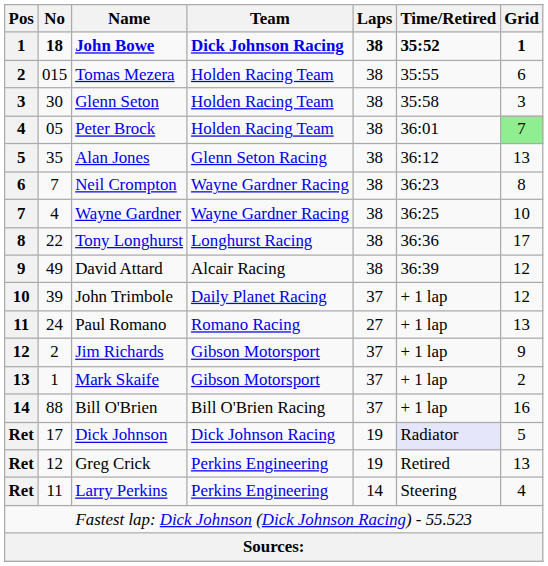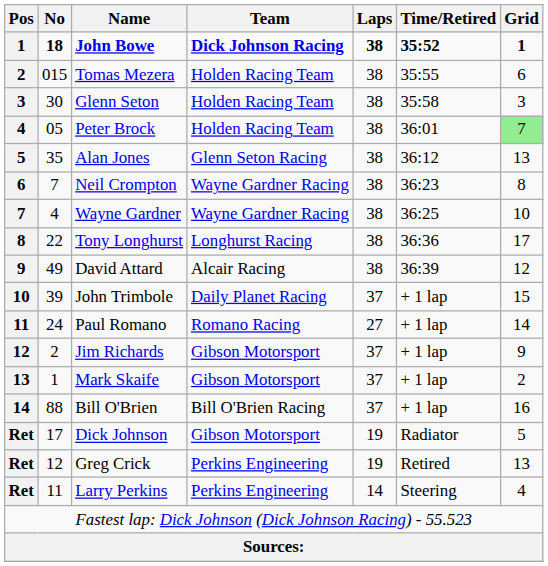(522, 296) 12 -> (522, 296) 15
(522, 324) 13 -> (522, 324) 14
(263, 435) Dick Johnson Racing -> (255, 435) Gibson Motorsport
(429, 435) lavender background -> (429, 435) no background
